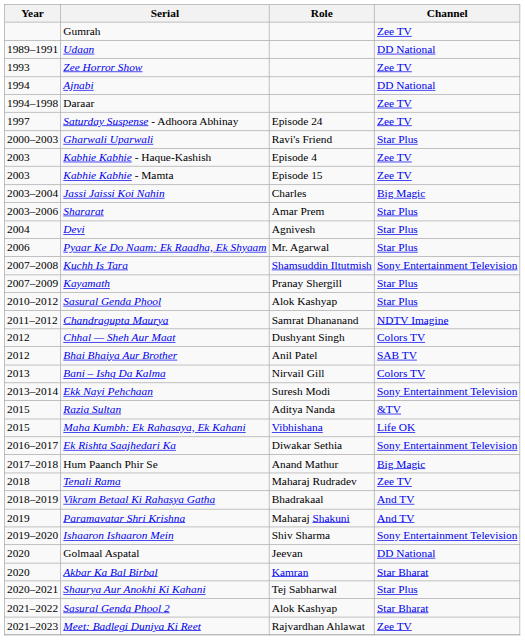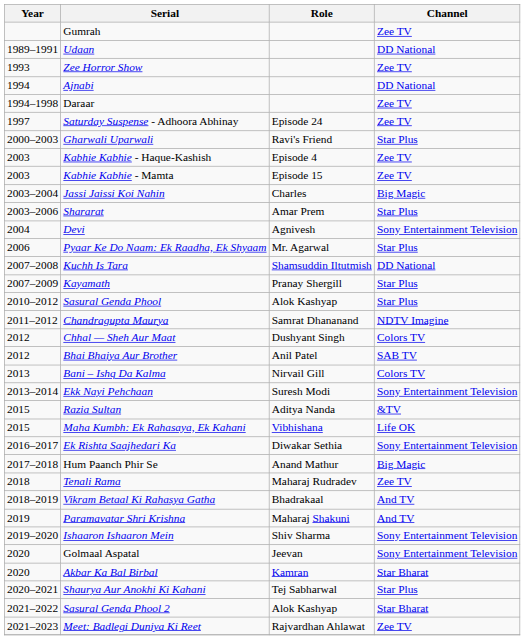(397, 229) Star Plus -> (447, 229) Sony Entertainment Television
(447, 265) Sony Entertainment Television -> (406, 265) DD National
(406, 553) DD National -> (447, 553) Sony Entertainment Television
